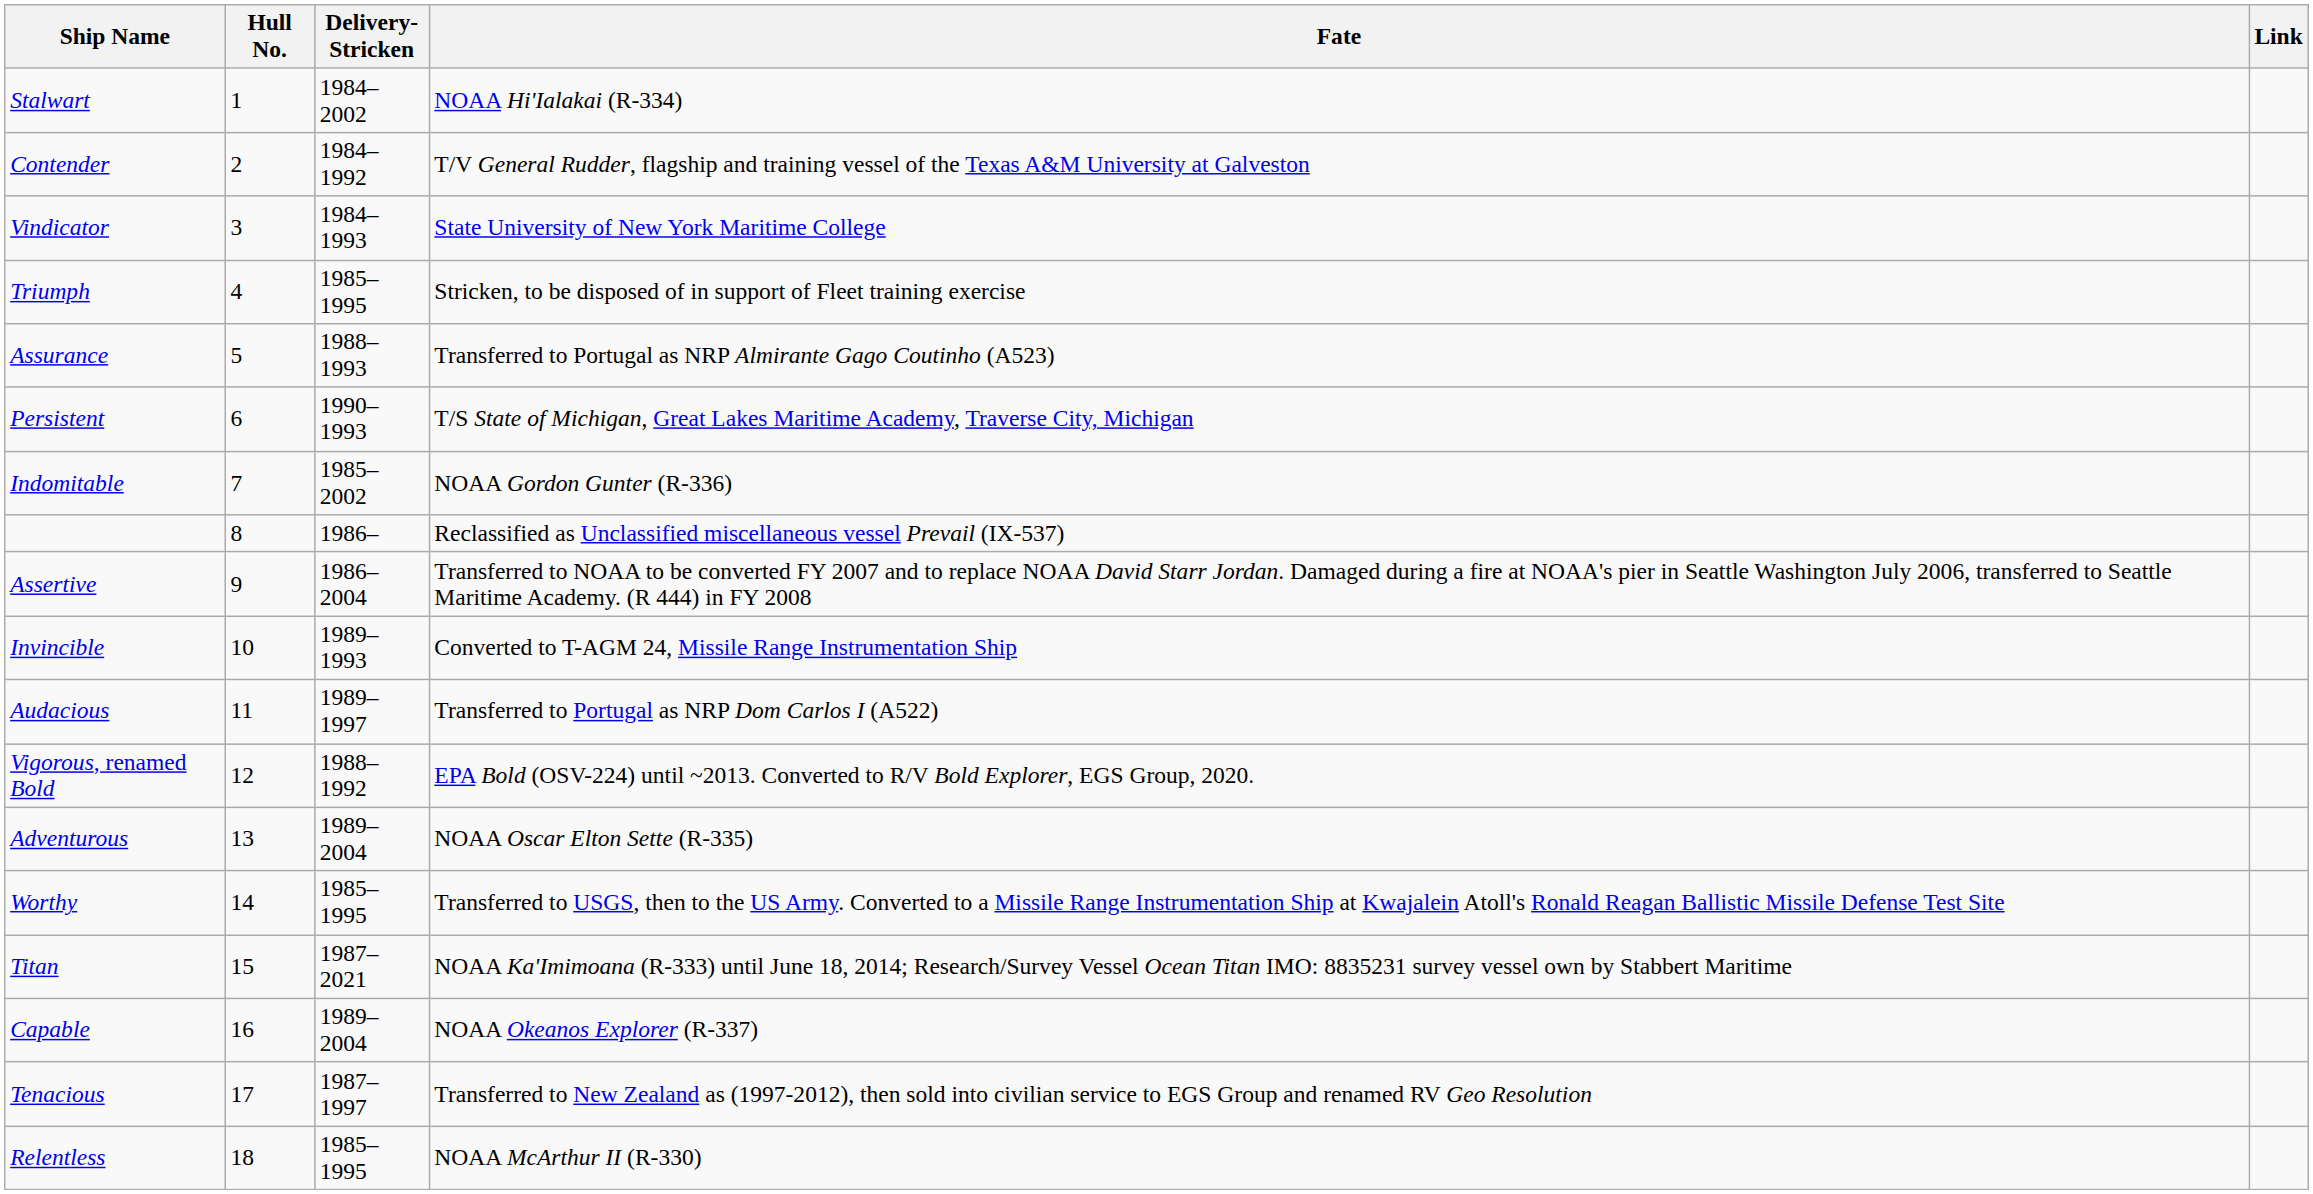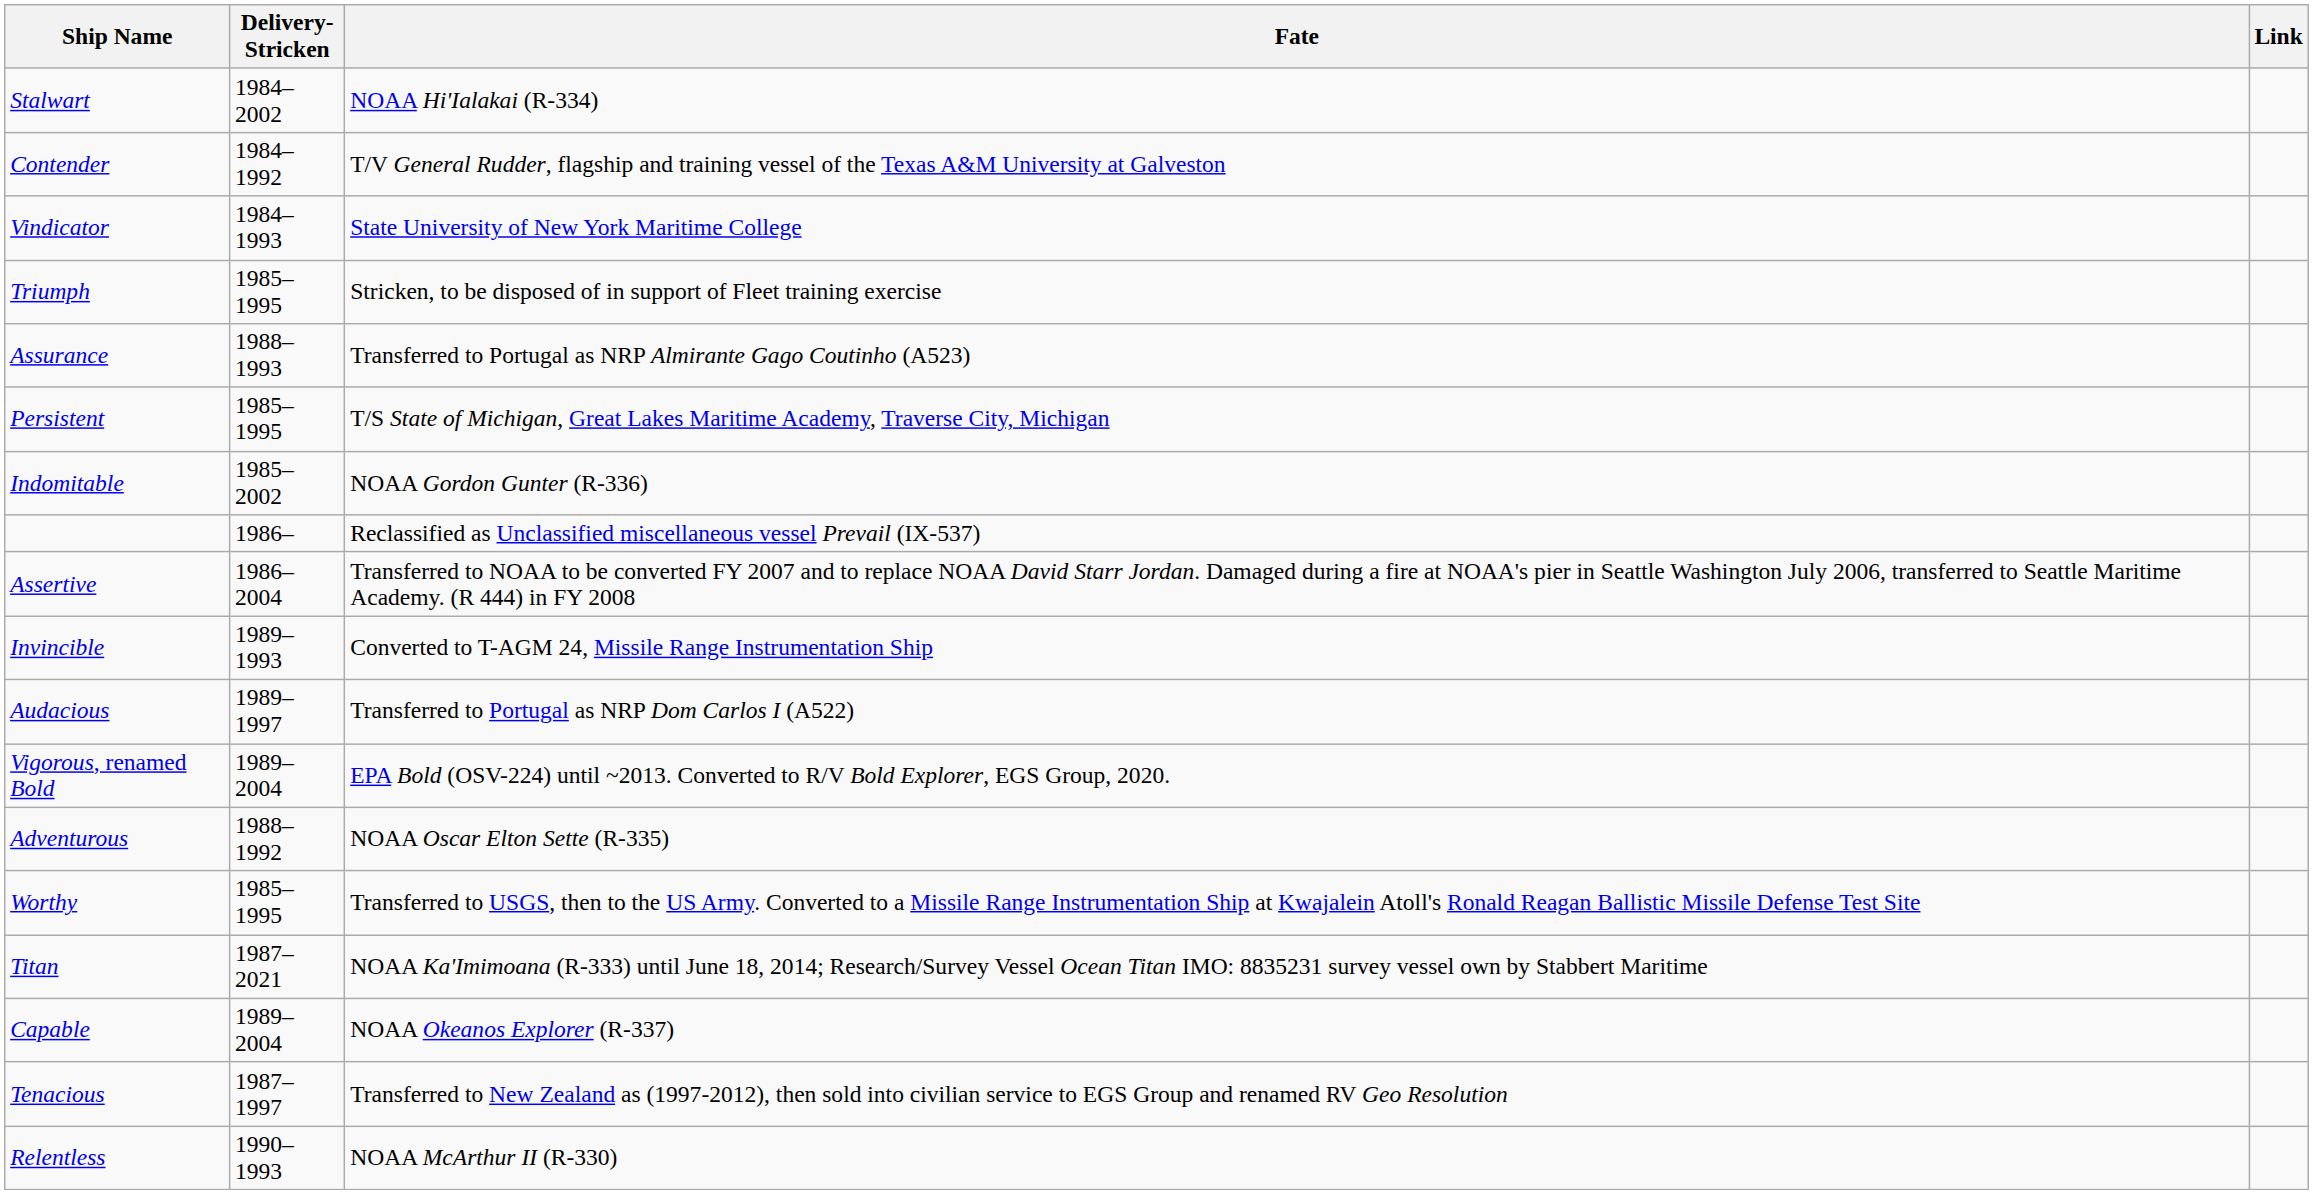- column: (270, 36)
(349, 418) 1990–1993 -> (264, 418) 1985–1995
(349, 775) 1988–1992 -> (264, 775) 1989–2004
(349, 838) 1989–2004 -> (264, 838) 1988–1992
(349, 1157) 1985–1995 -> (264, 1157) 1990–1993
